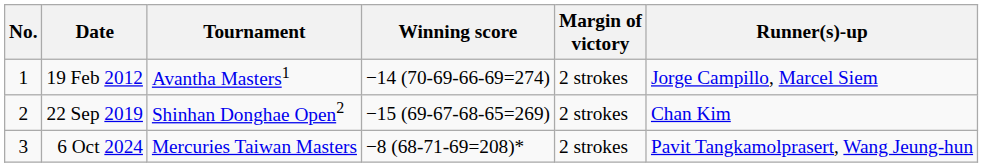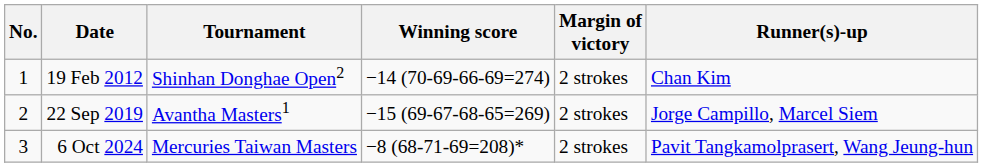(221, 77) Avantha Masters1 -> (248, 77) Shinhan Donghae Open2
(764, 77) Jorge Campillo, Marcel Siem -> (691, 77) Chan Kim
(248, 112) Shinhan Donghae Open2 -> (221, 112) Avantha Masters1
(691, 112) Chan Kim -> (764, 112) Jorge Campillo, Marcel Siem
